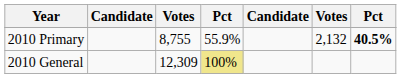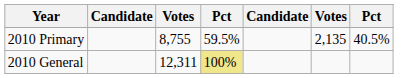(222, 39) 55.9% -> (222, 39) 59.5%
(331, 39) 2,132 -> (331, 39) 2,135
(373, 39) bold -> (372, 39) normal
(178, 62) 12,309 -> (178, 62) 12,311
